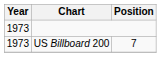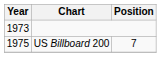(18, 44) 1973 -> (18, 44) 1975
